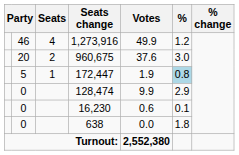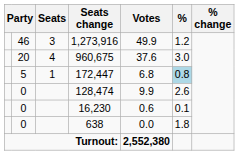(52, 41) 4 -> (52, 41) 3
(52, 58) 2 -> (52, 58) 4
(146, 74) 1.9 -> (146, 74) 6.8
(182, 91) 2.9 -> (182, 91) 2.6
